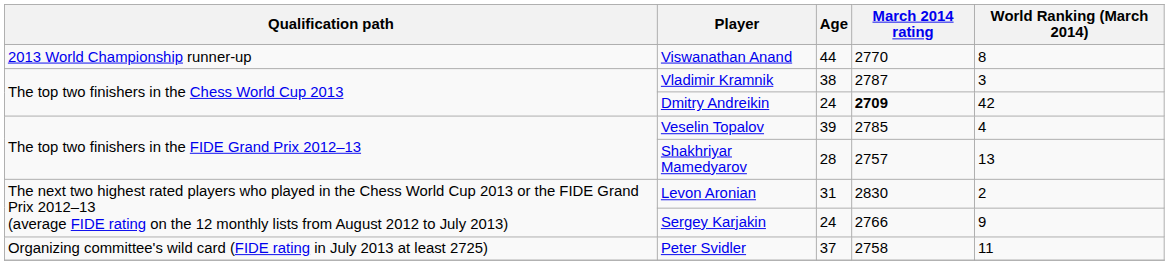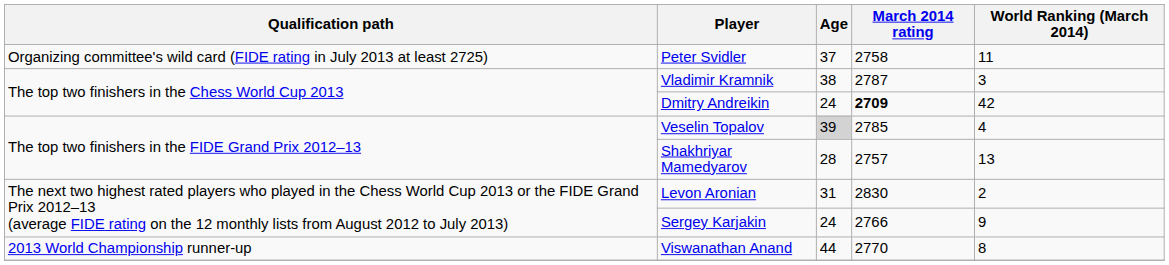rows swapped: (727, 56) <-> (703, 248)
(828, 127) no background -> (828, 127) lightgrey background
